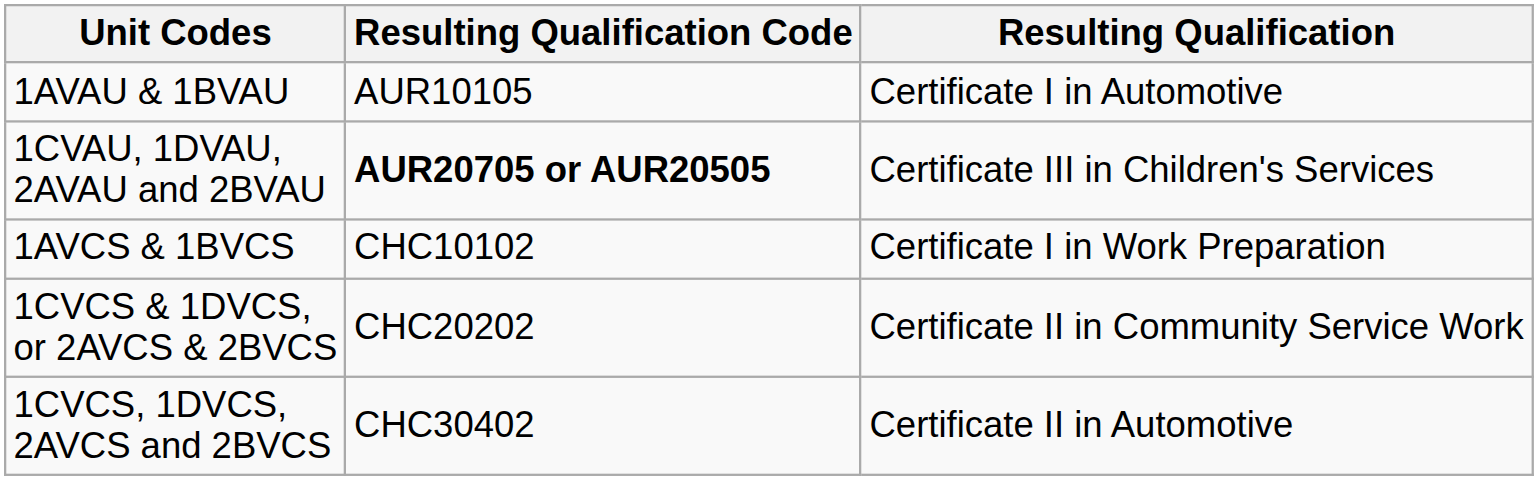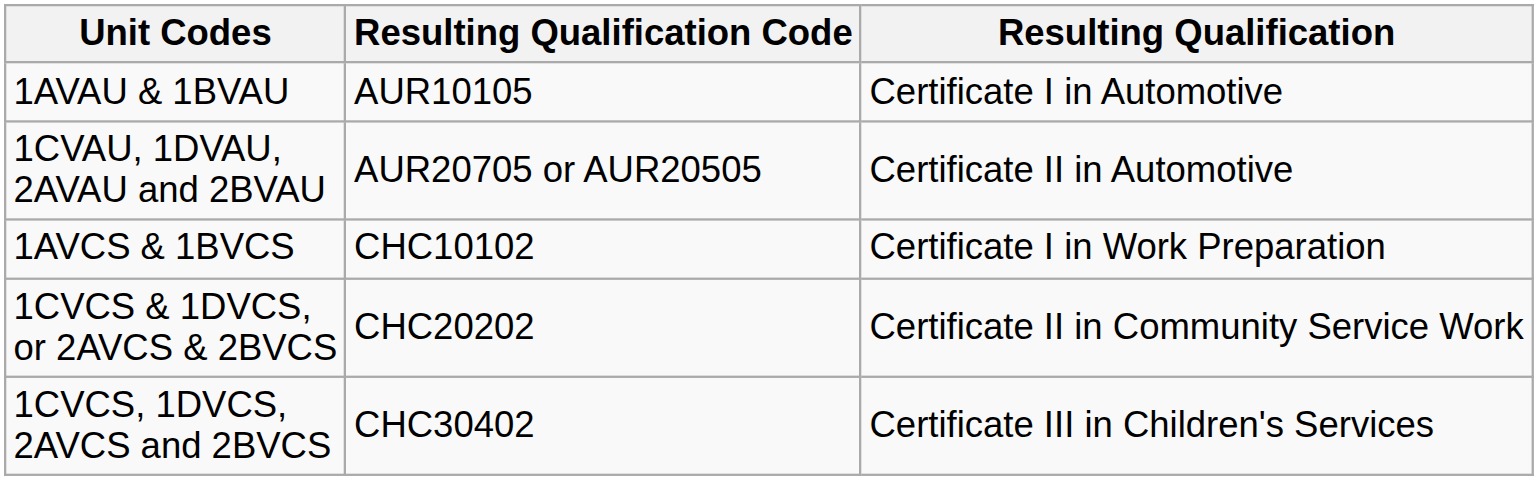(562, 169) bold -> (558, 169) normal
(1152, 169) Certificate III in Children's Services -> (1081, 169) Certificate II in Automotive
(1081, 425) Certificate II in Automotive -> (1152, 425) Certificate III in Children's Services
